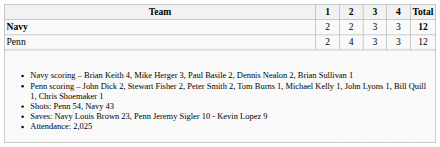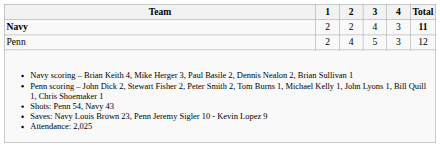(375, 27) 3 -> (375, 27) 4
(423, 27) 12 -> (423, 27) 11
(375, 42) 3 -> (375, 42) 5
